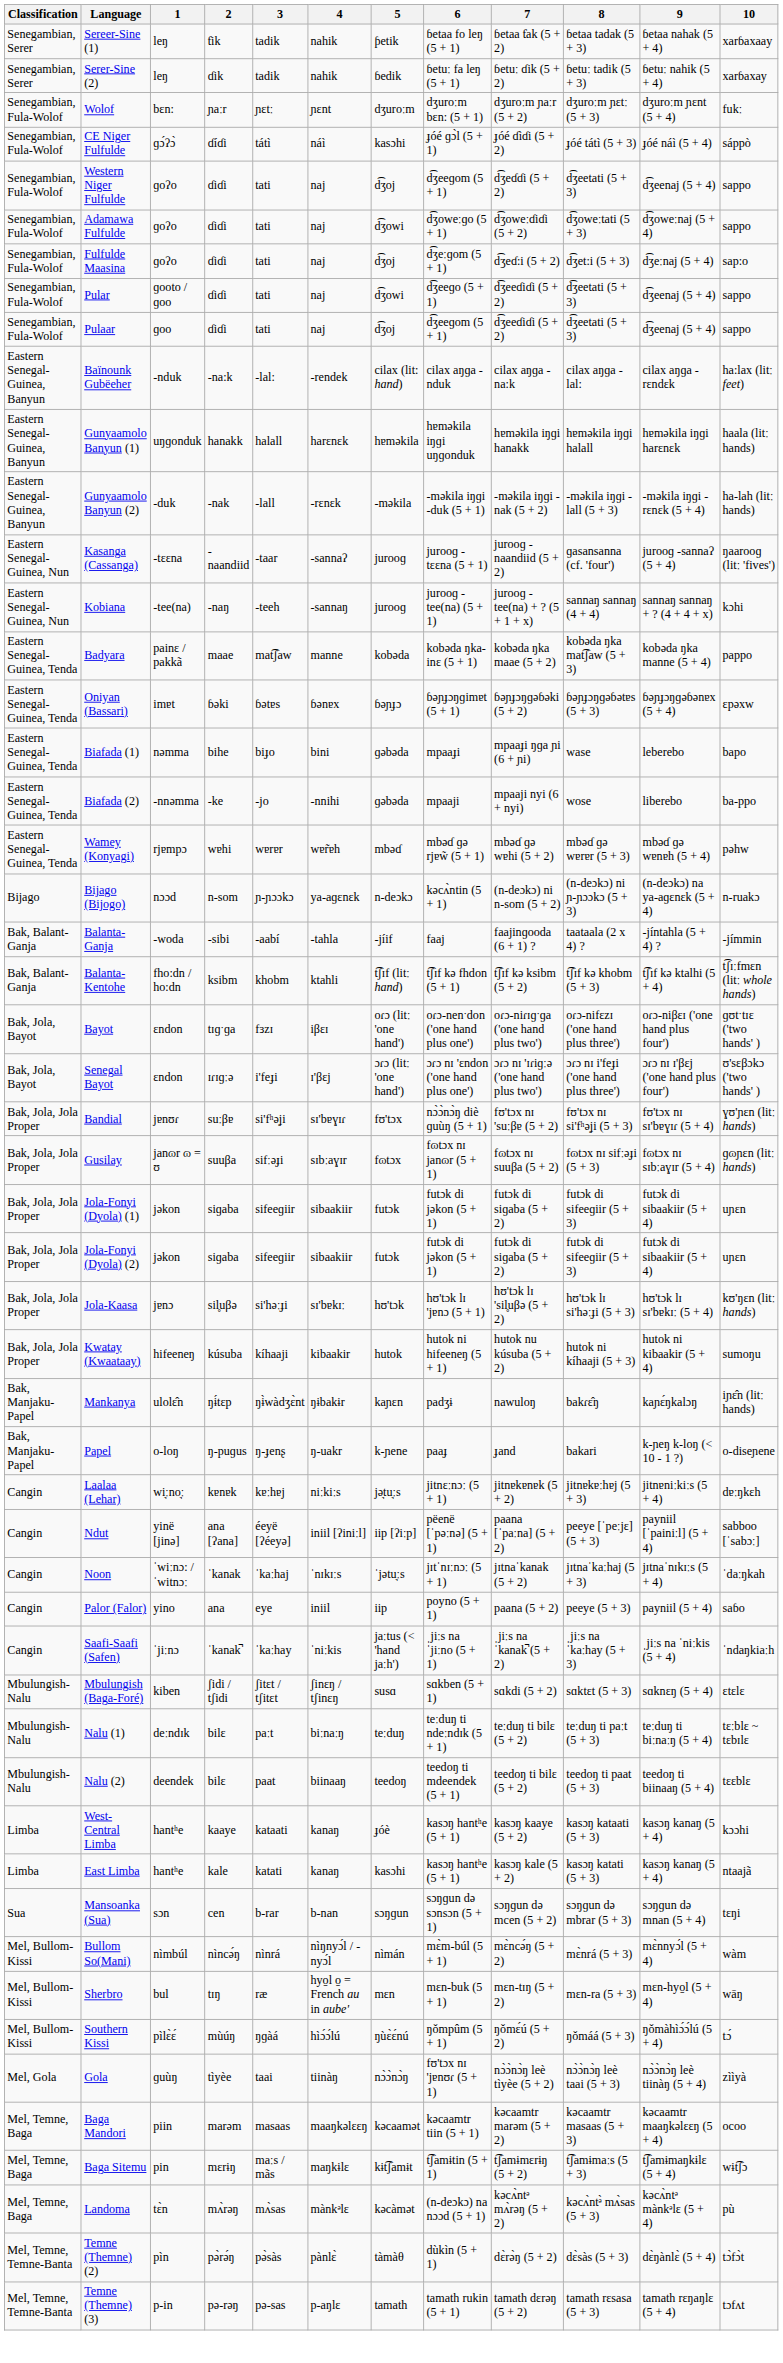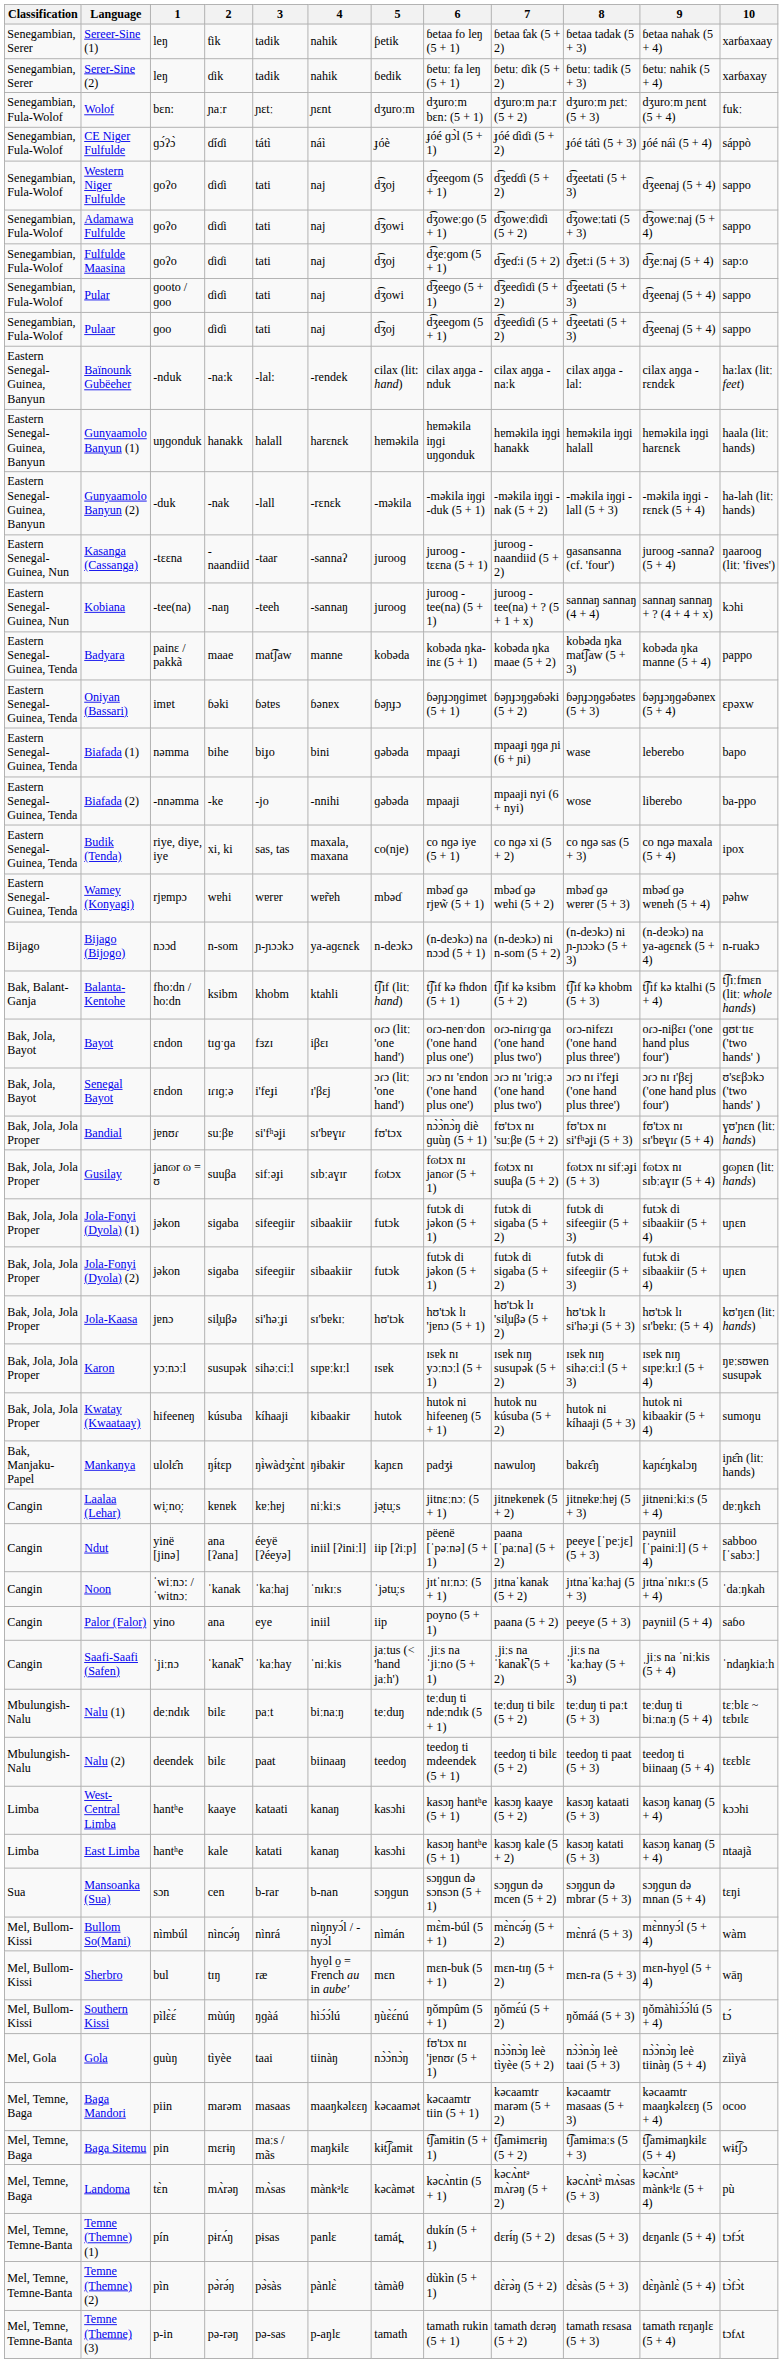(390, 143) kasɔhi -> (382, 143) ɟóè
+ row: (103, 849)
(454, 897) kəcʌ̀ntin (5 + 1) -> (457, 946) (n-deɔkɔ) na nɔɔd (5 + 1)
- row: (105, 938)
+ row: (99, 1367)
- row: (98, 1450)
- row: (114, 1691)
(382, 1829) ɟóè -> (390, 1809) kasɔhi
(457, 2208) (n-deɔkɔ) na nɔɔd (5 + 1) -> (454, 2188) kəcʌ̀ntin (5 + 1)
+ row: (108, 2237)
